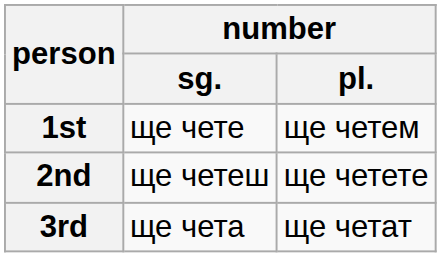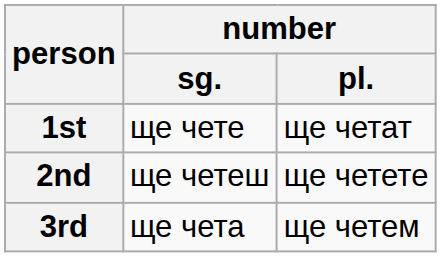(352, 127) ще четем -> (348, 127) ще четат
(348, 226) ще четат -> (352, 226) ще четем
